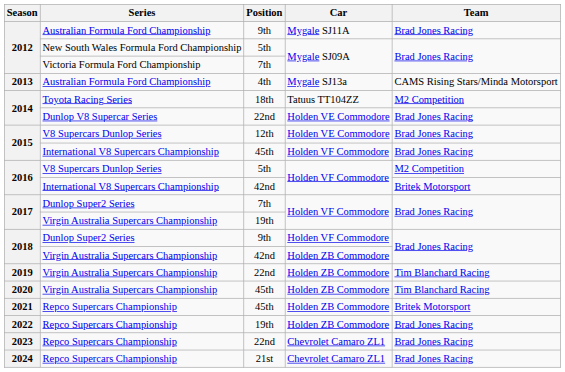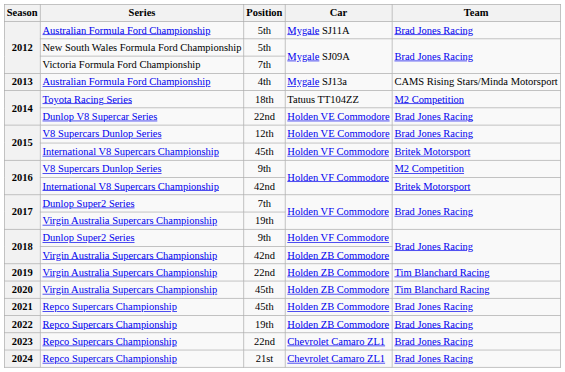(264, 30) 9th -> (264, 30) 5th
(434, 151) Brad Jones Racing -> (432, 151) Britek Motorsport
(264, 168) 5th -> (264, 168) 9th
(432, 307) Britek Motorsport -> (434, 307) Brad Jones Racing
